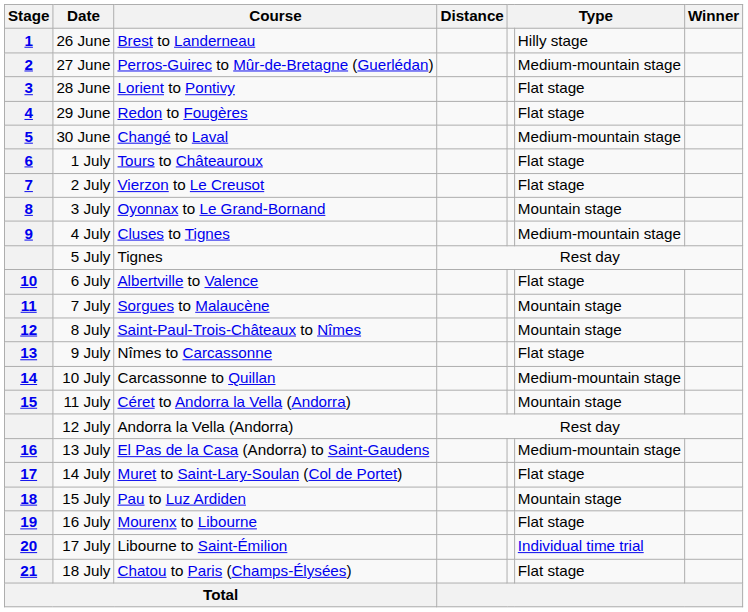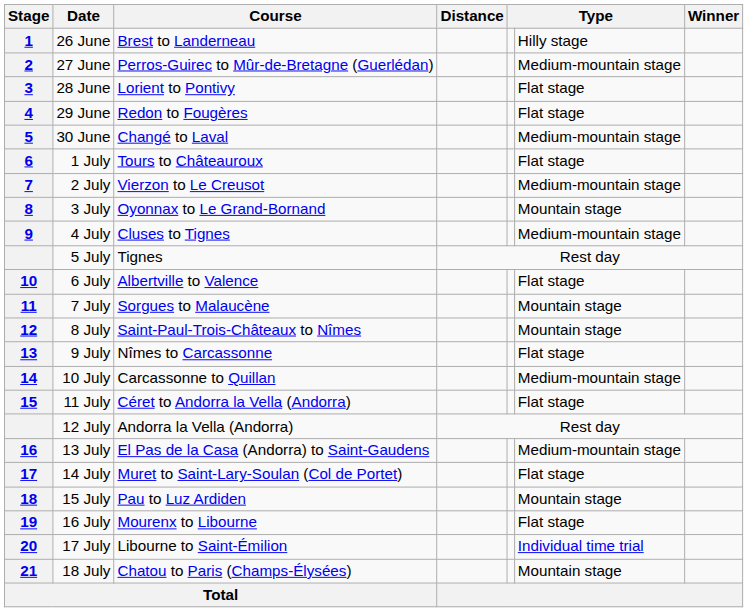(551, 185) Flat stage -> (599, 185) Medium-mountain stage
(570, 402) Mountain stage -> (551, 402) Flat stage
(551, 570) Flat stage -> (570, 570) Mountain stage
